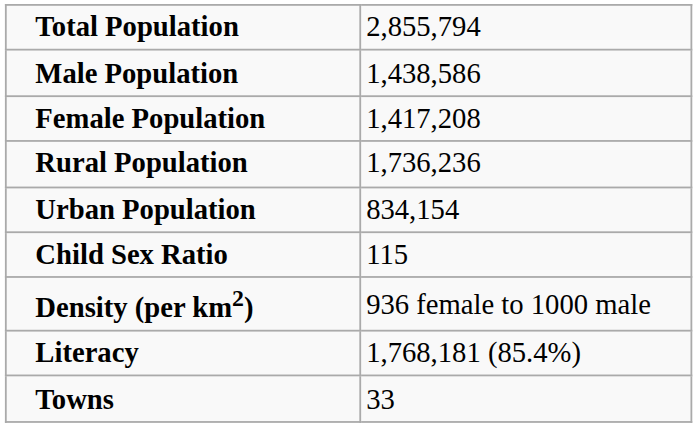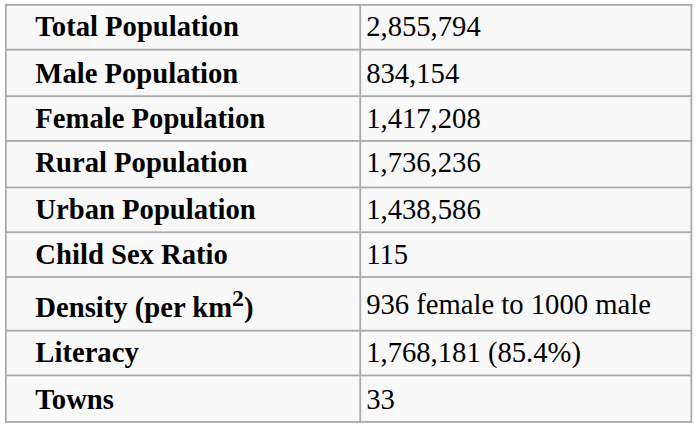(423, 72) 1,438,586 -> (413, 72) 834,154
(413, 208) 834,154 -> (423, 208) 1,438,586
